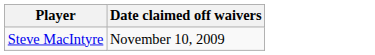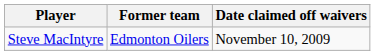+ column: (159, 15)
